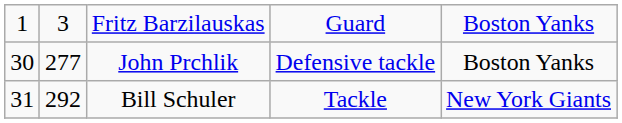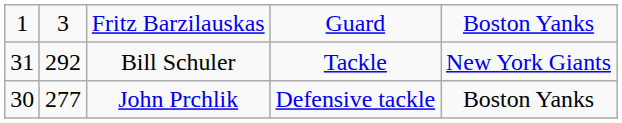rows swapped: (178, 61) <-> (178, 99)
